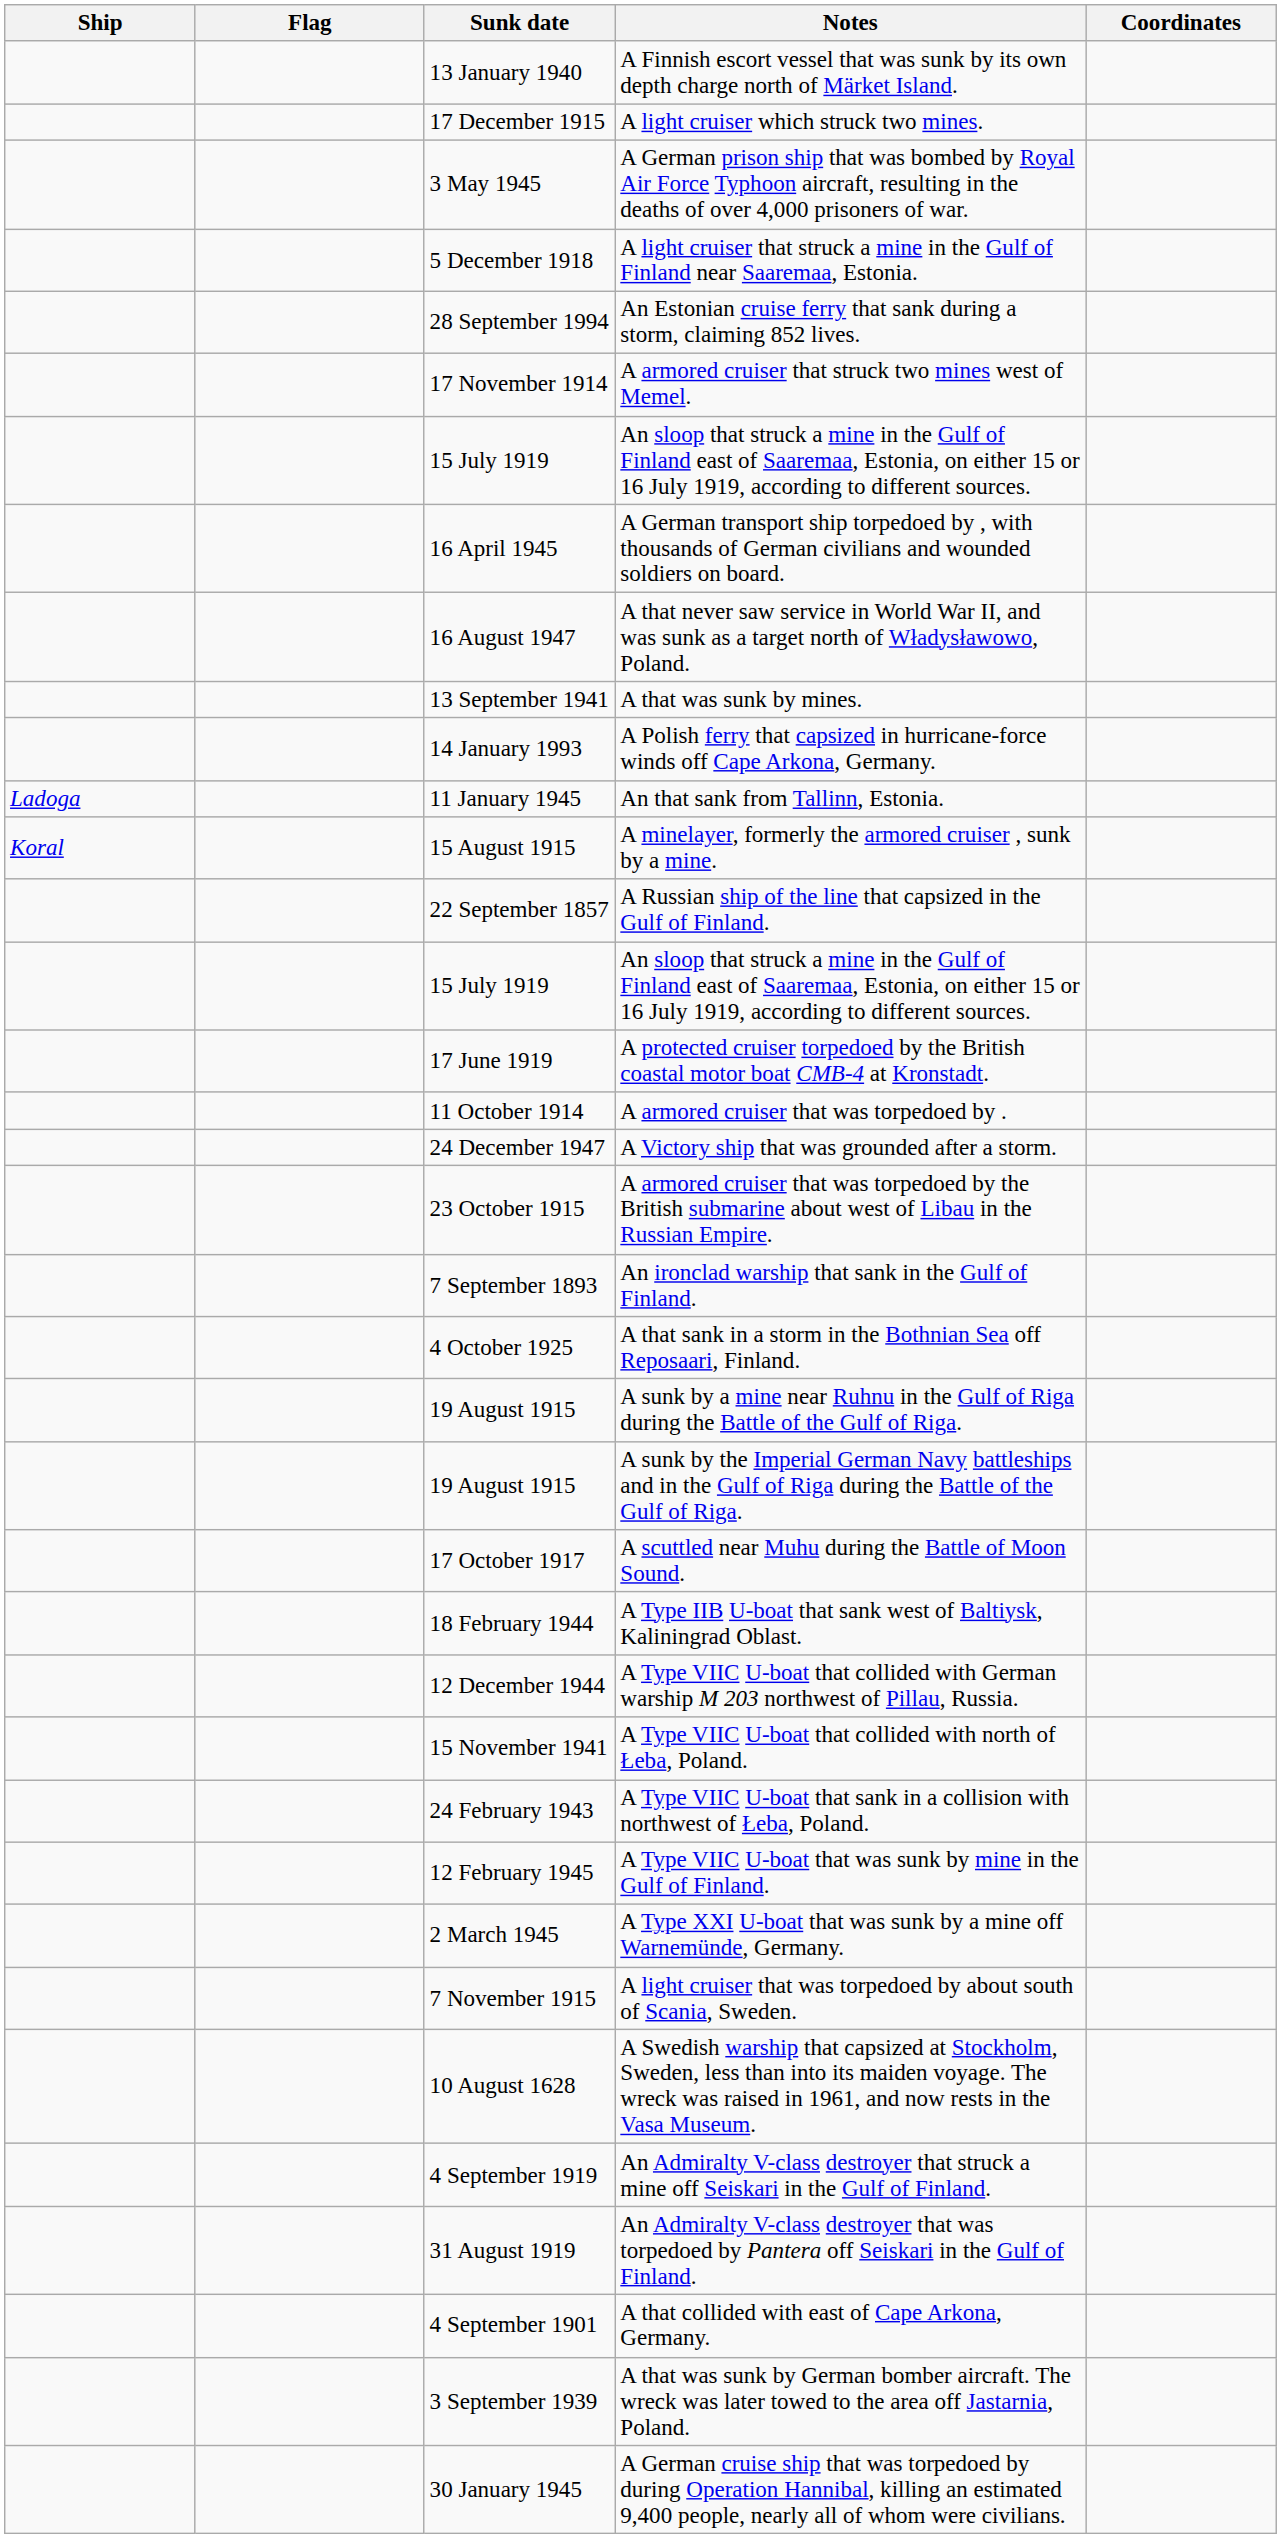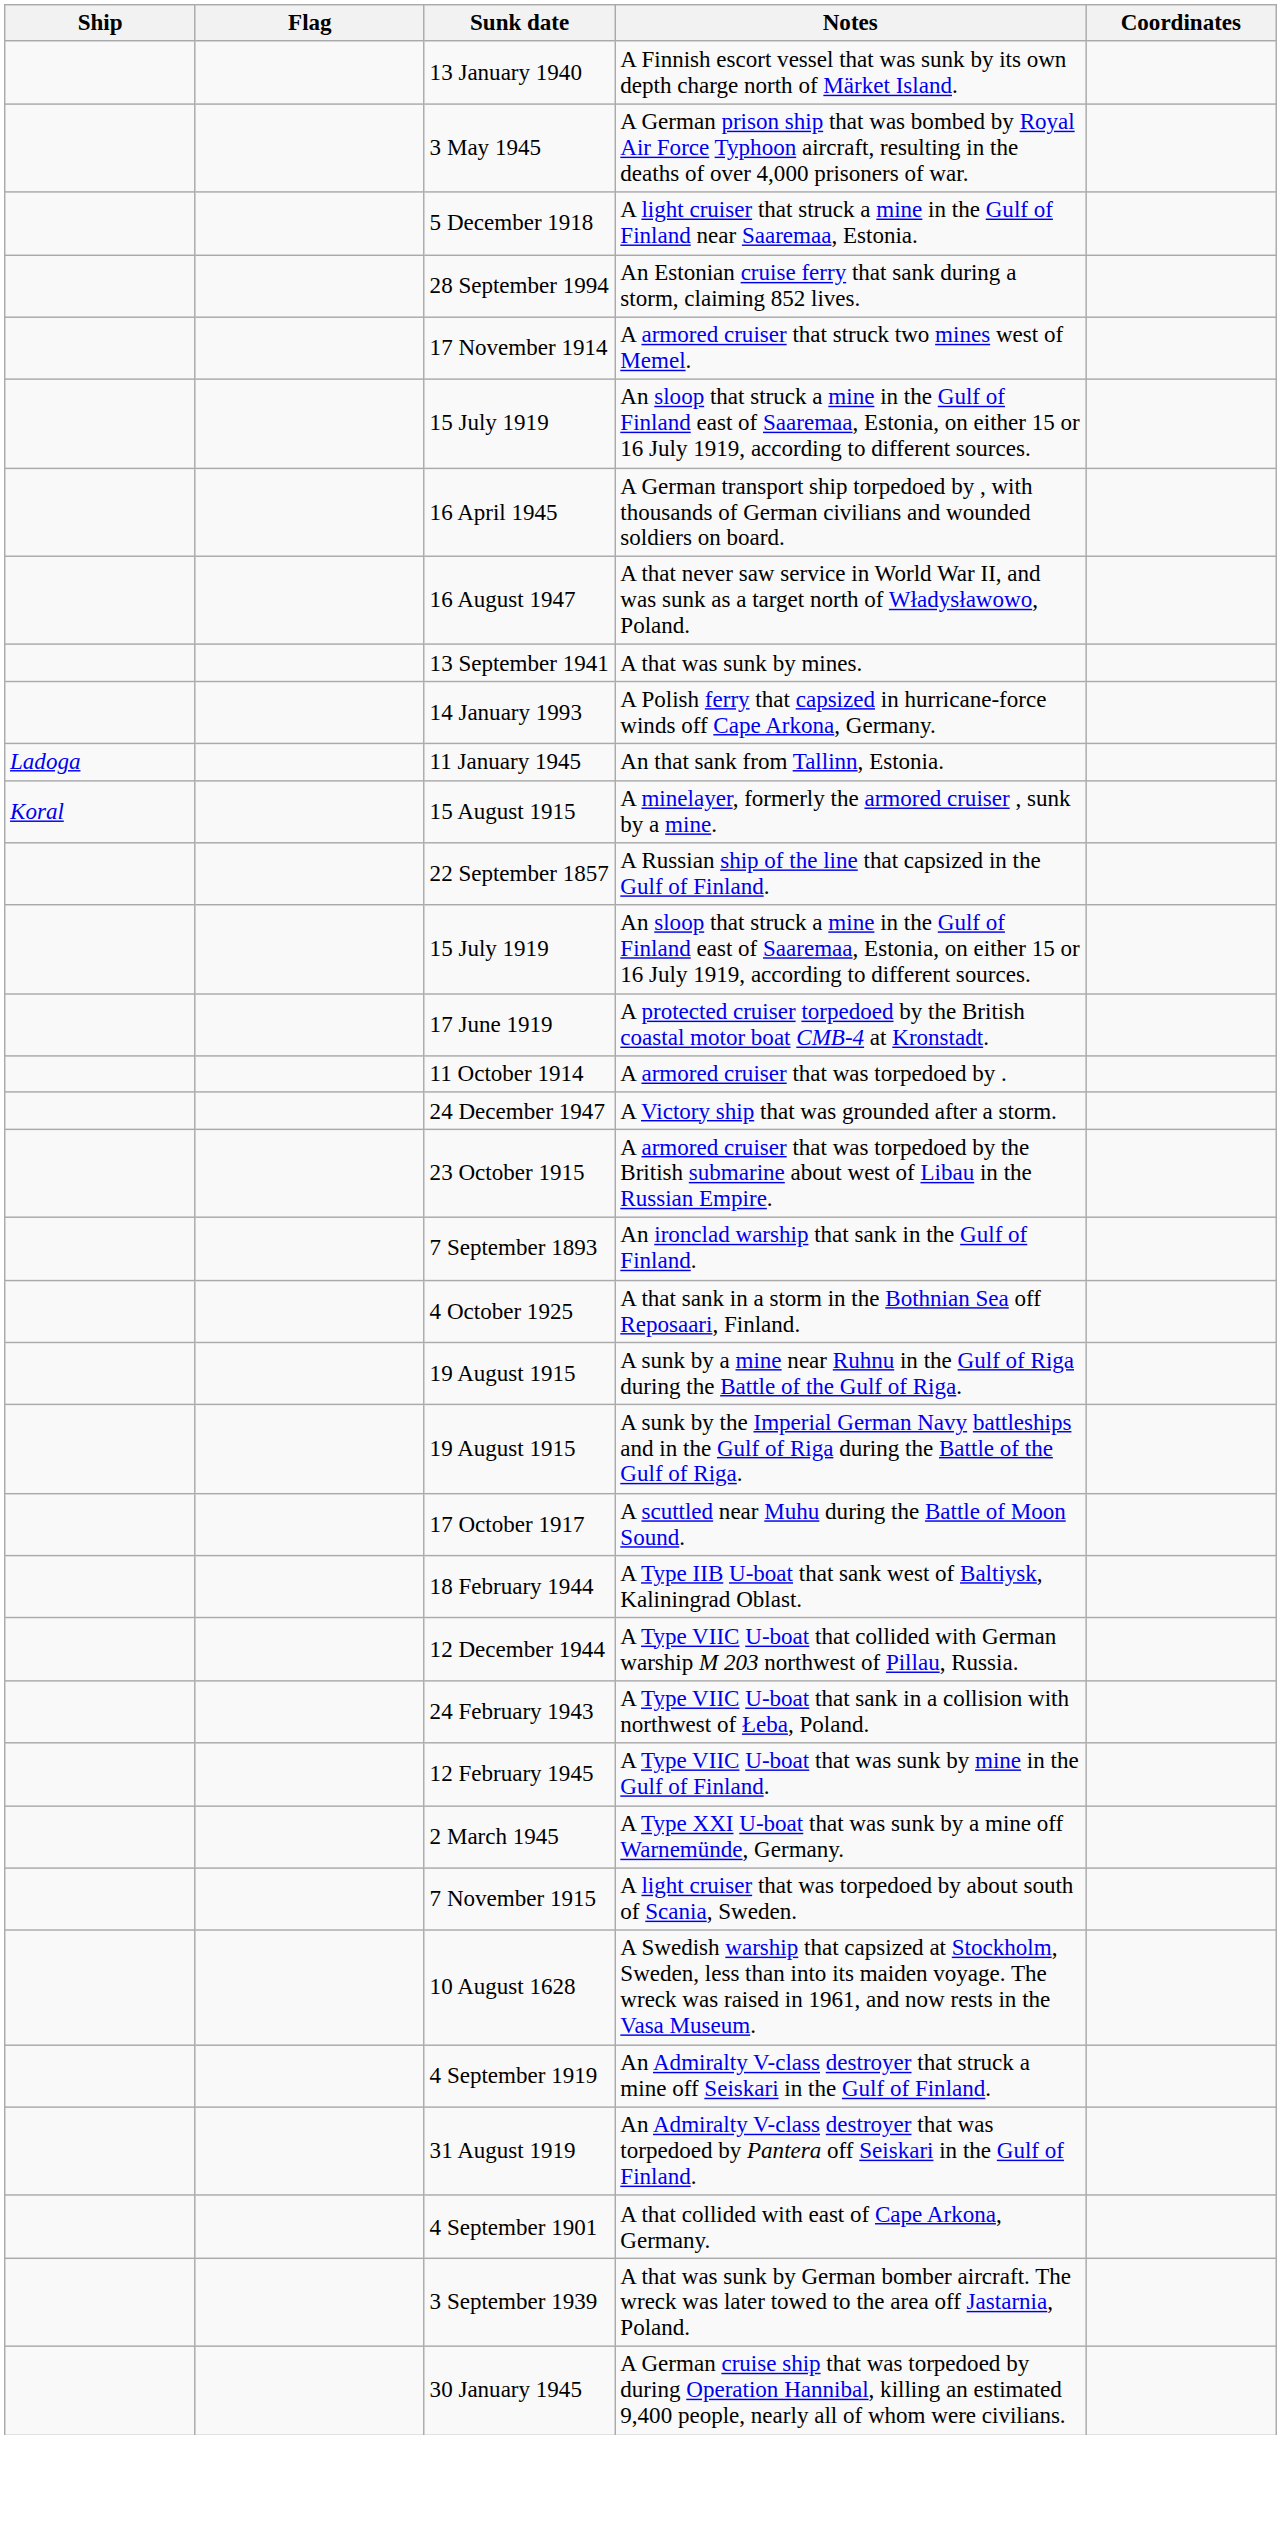- row: (517, 121)
- row: (519, 1748)
